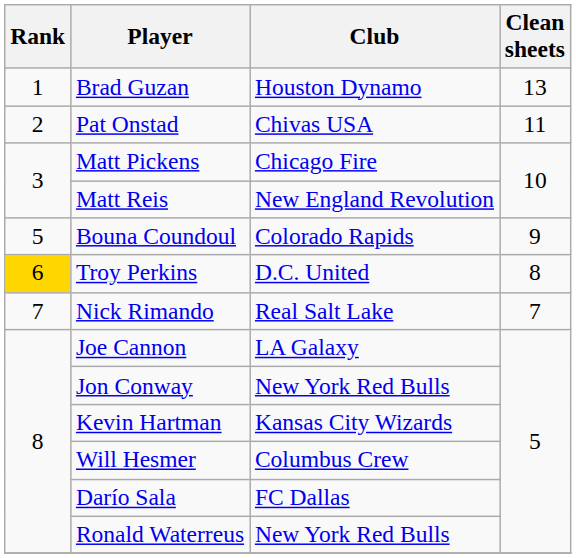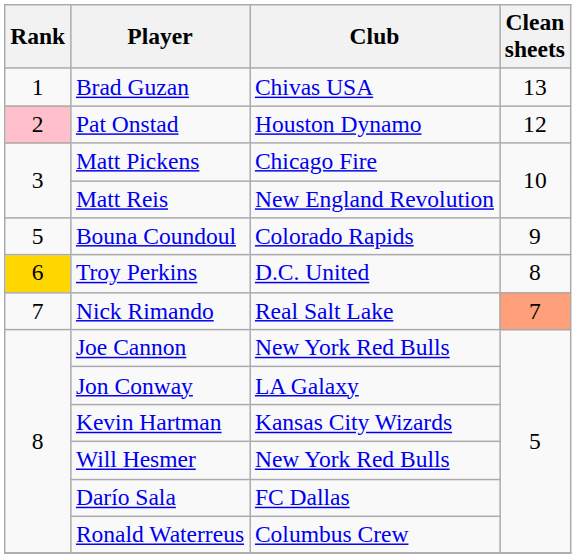(338, 86) Houston Dynamo -> (314, 86) Chivas USA
(38, 124) no background -> (38, 124) pink background
(314, 124) Chivas USA -> (338, 124) Houston Dynamo
(535, 124) 11 -> (535, 124) 12
(535, 310) no background -> (535, 310) lightsalmon background
(307, 348) LA Galaxy -> (352, 348) New York Red Bulls
(352, 385) New York Red Bulls -> (307, 385) LA Galaxy
(332, 459) Columbus Crew -> (352, 459) New York Red Bulls
(352, 534) New York Red Bulls -> (332, 534) Columbus Crew
